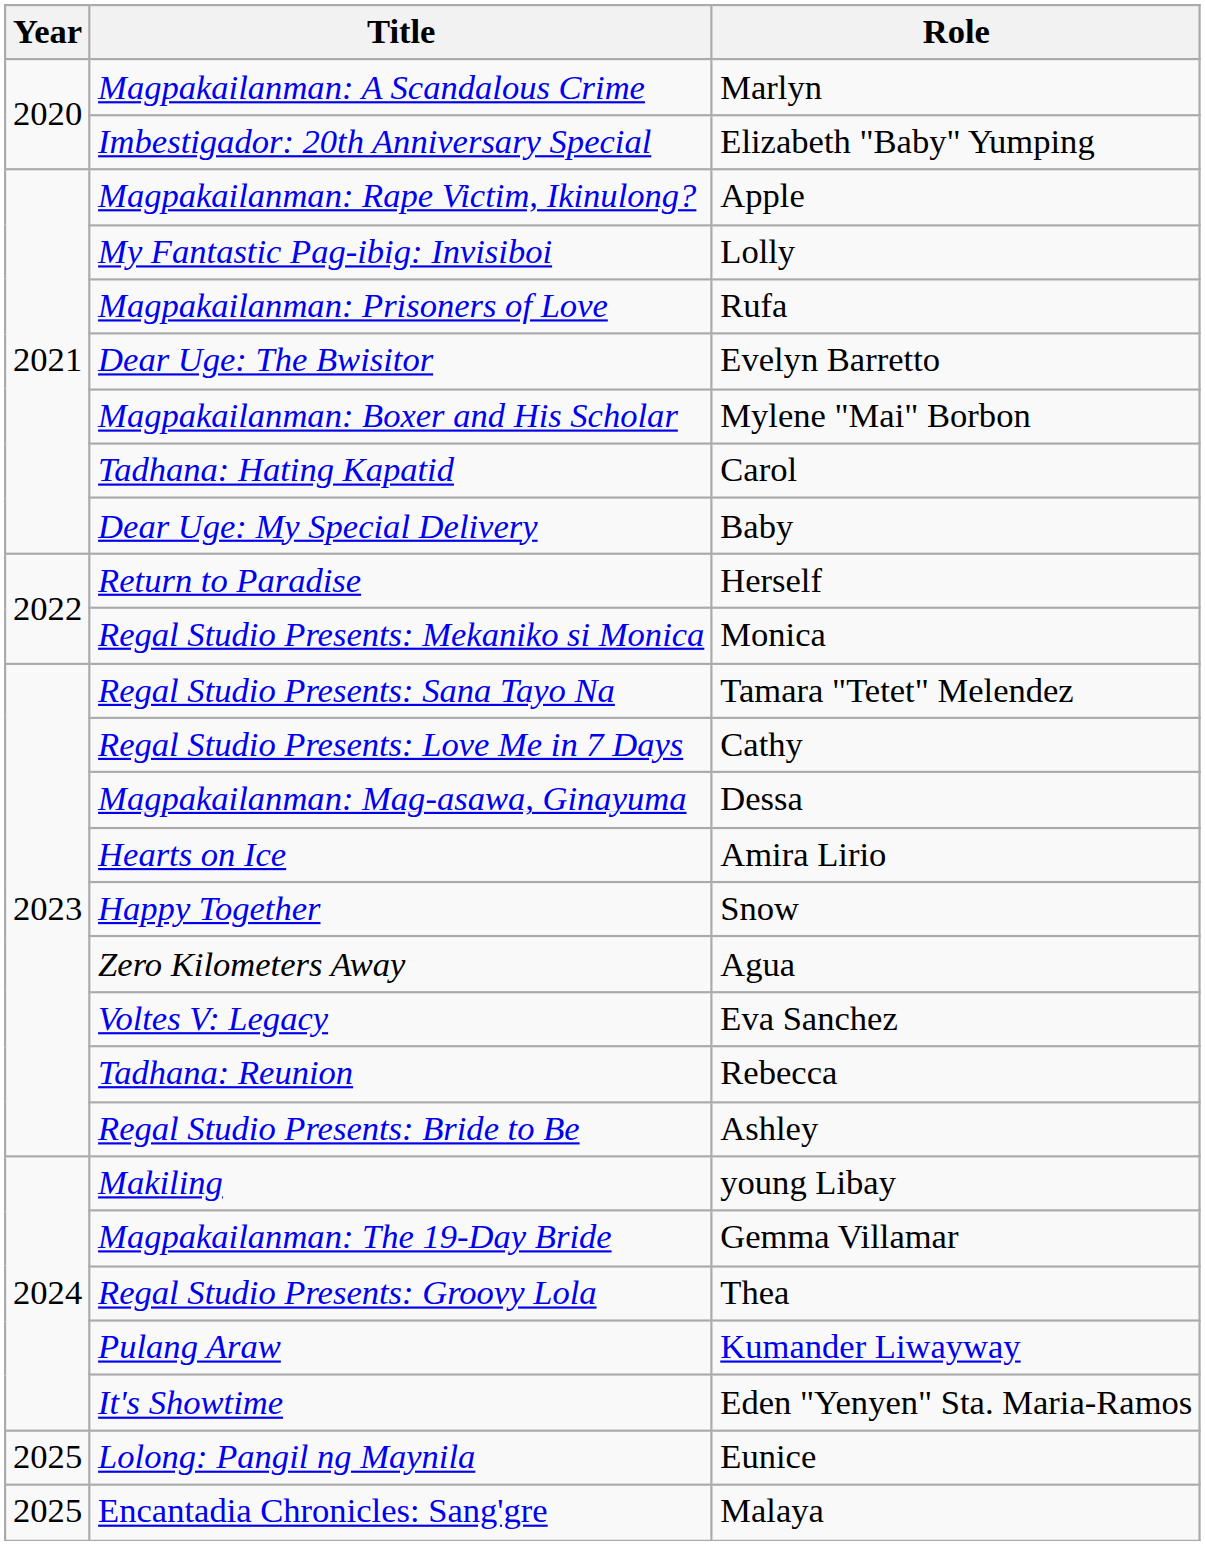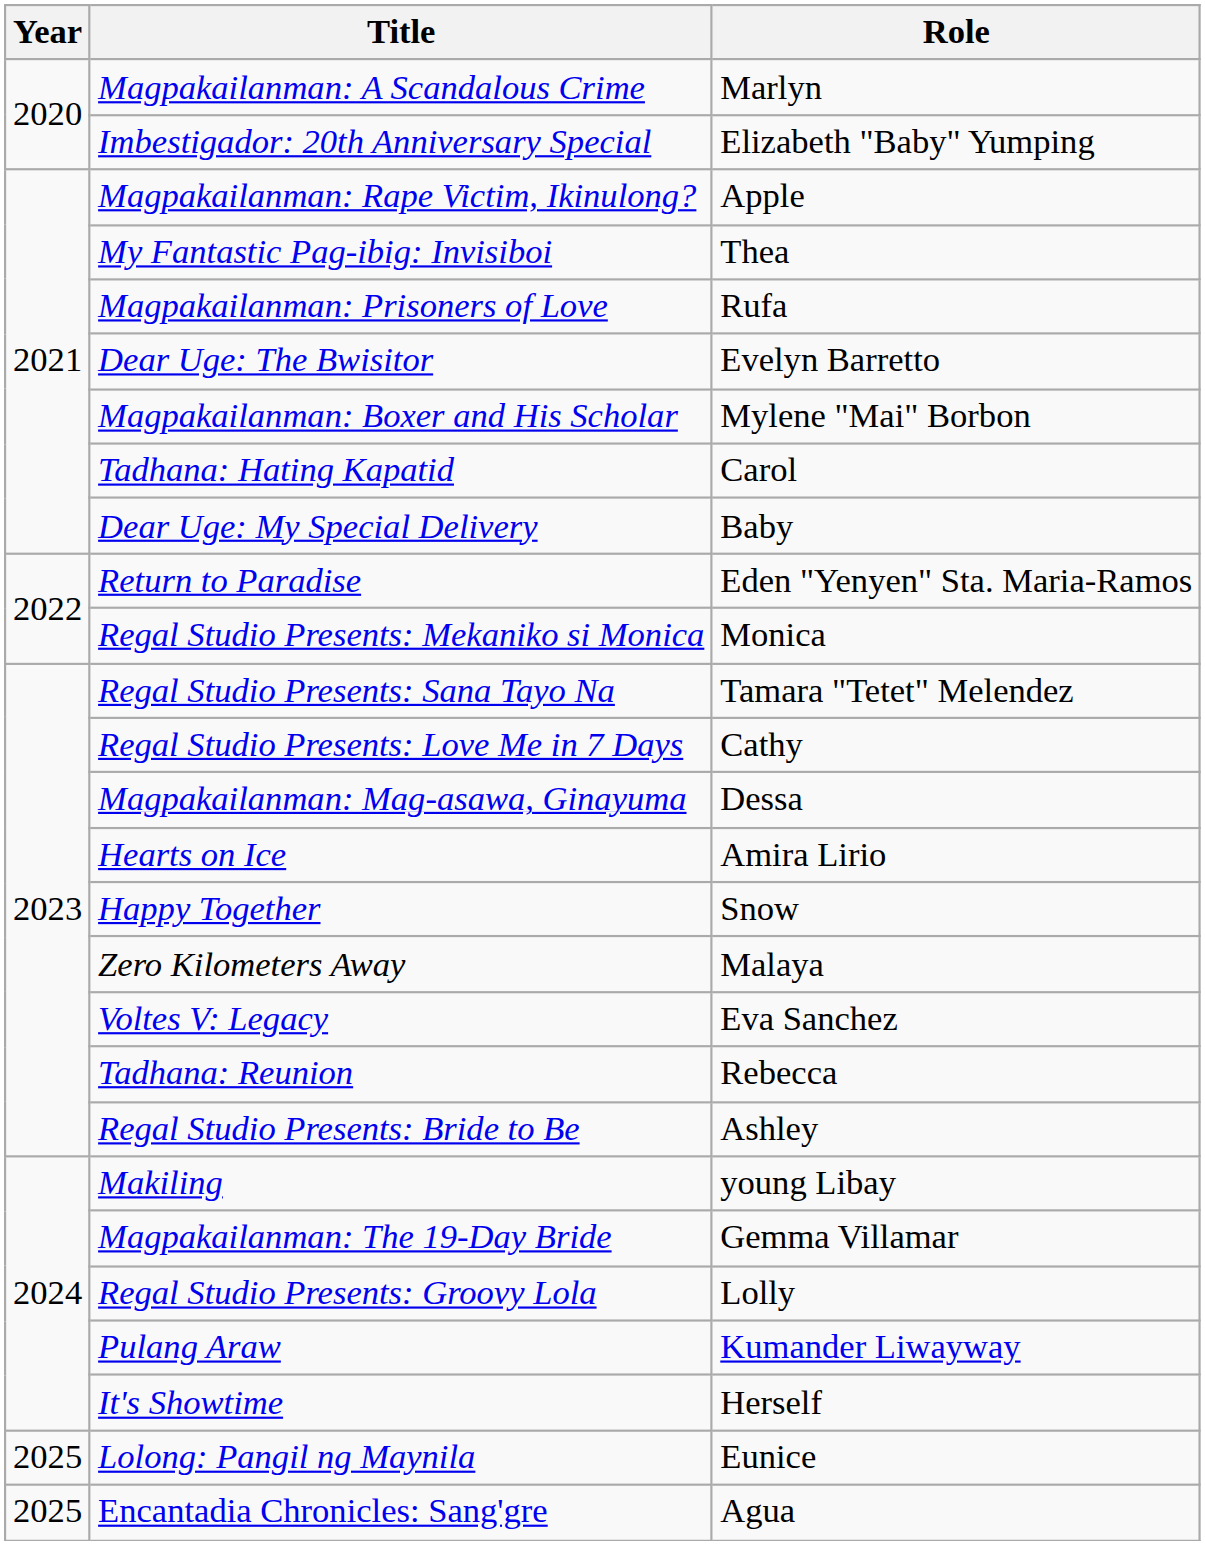(758, 251) Lolly -> (755, 251) Thea
(771, 580) Herself -> (956, 580) Eden "Yenyen" Sta. Maria-Ramos
(758, 963) Agua -> (772, 963) Malaya
(755, 1292) Thea -> (758, 1292) Lolly
(956, 1402) Eden "Yenyen" Sta. Maria-Ramos -> (771, 1402) Herself
(772, 1511) Malaya -> (758, 1511) Agua
